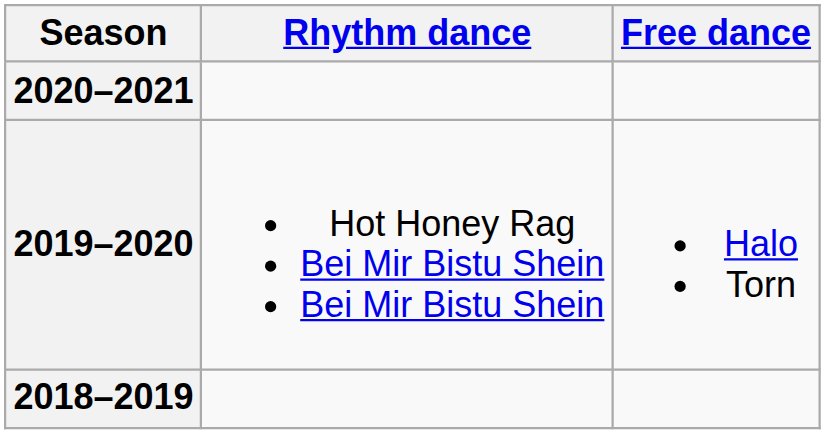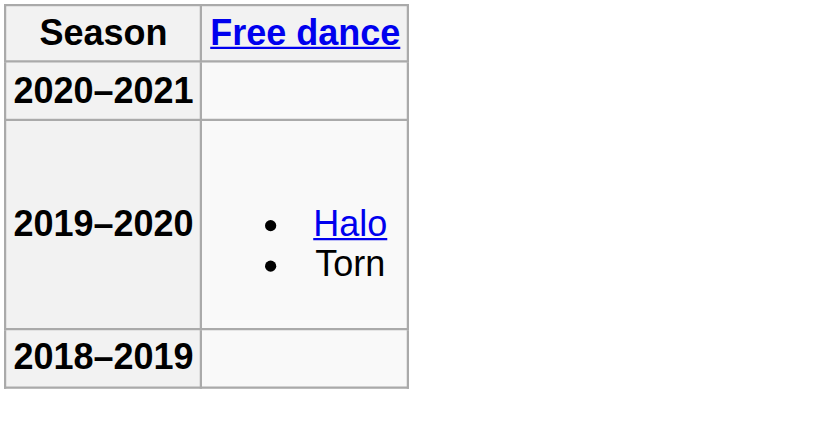- column: (407, 33)
